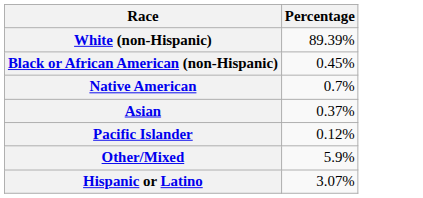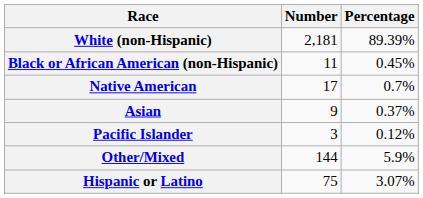+ column: (311, 16)
